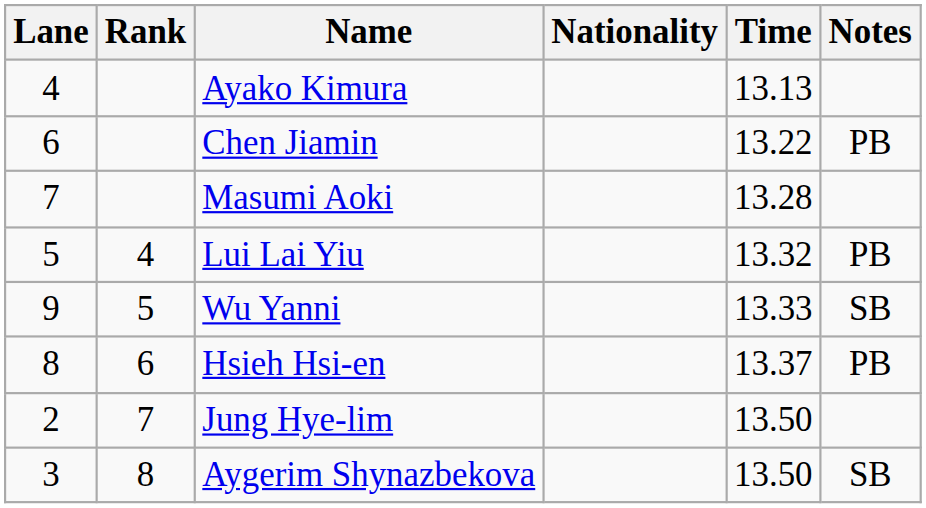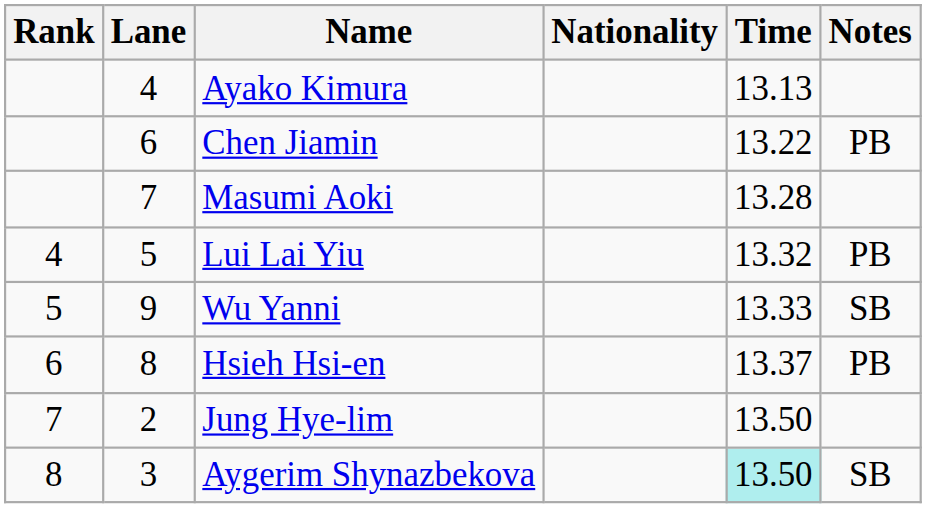columns swapped: (146, 32) <-> (51, 32)
(773, 474) no background -> (773, 474) paleturquoise background
